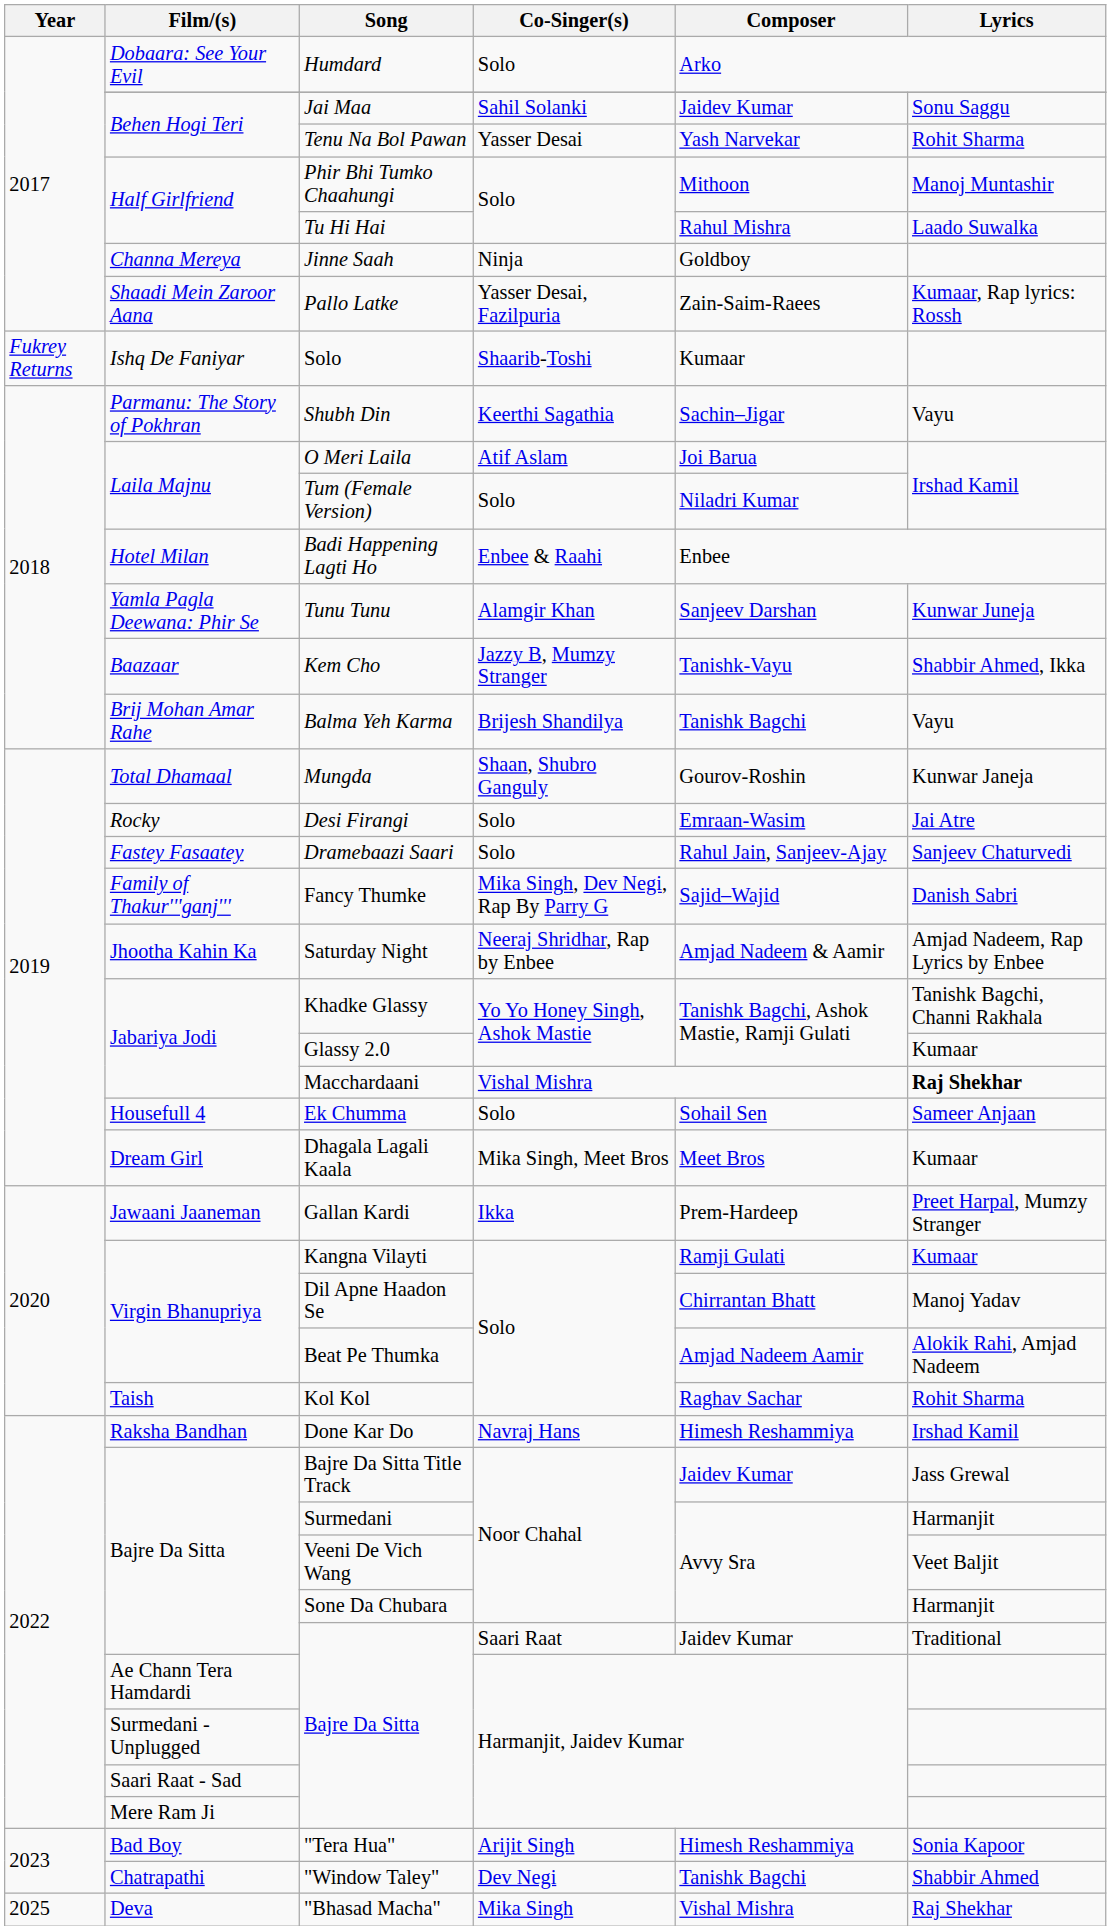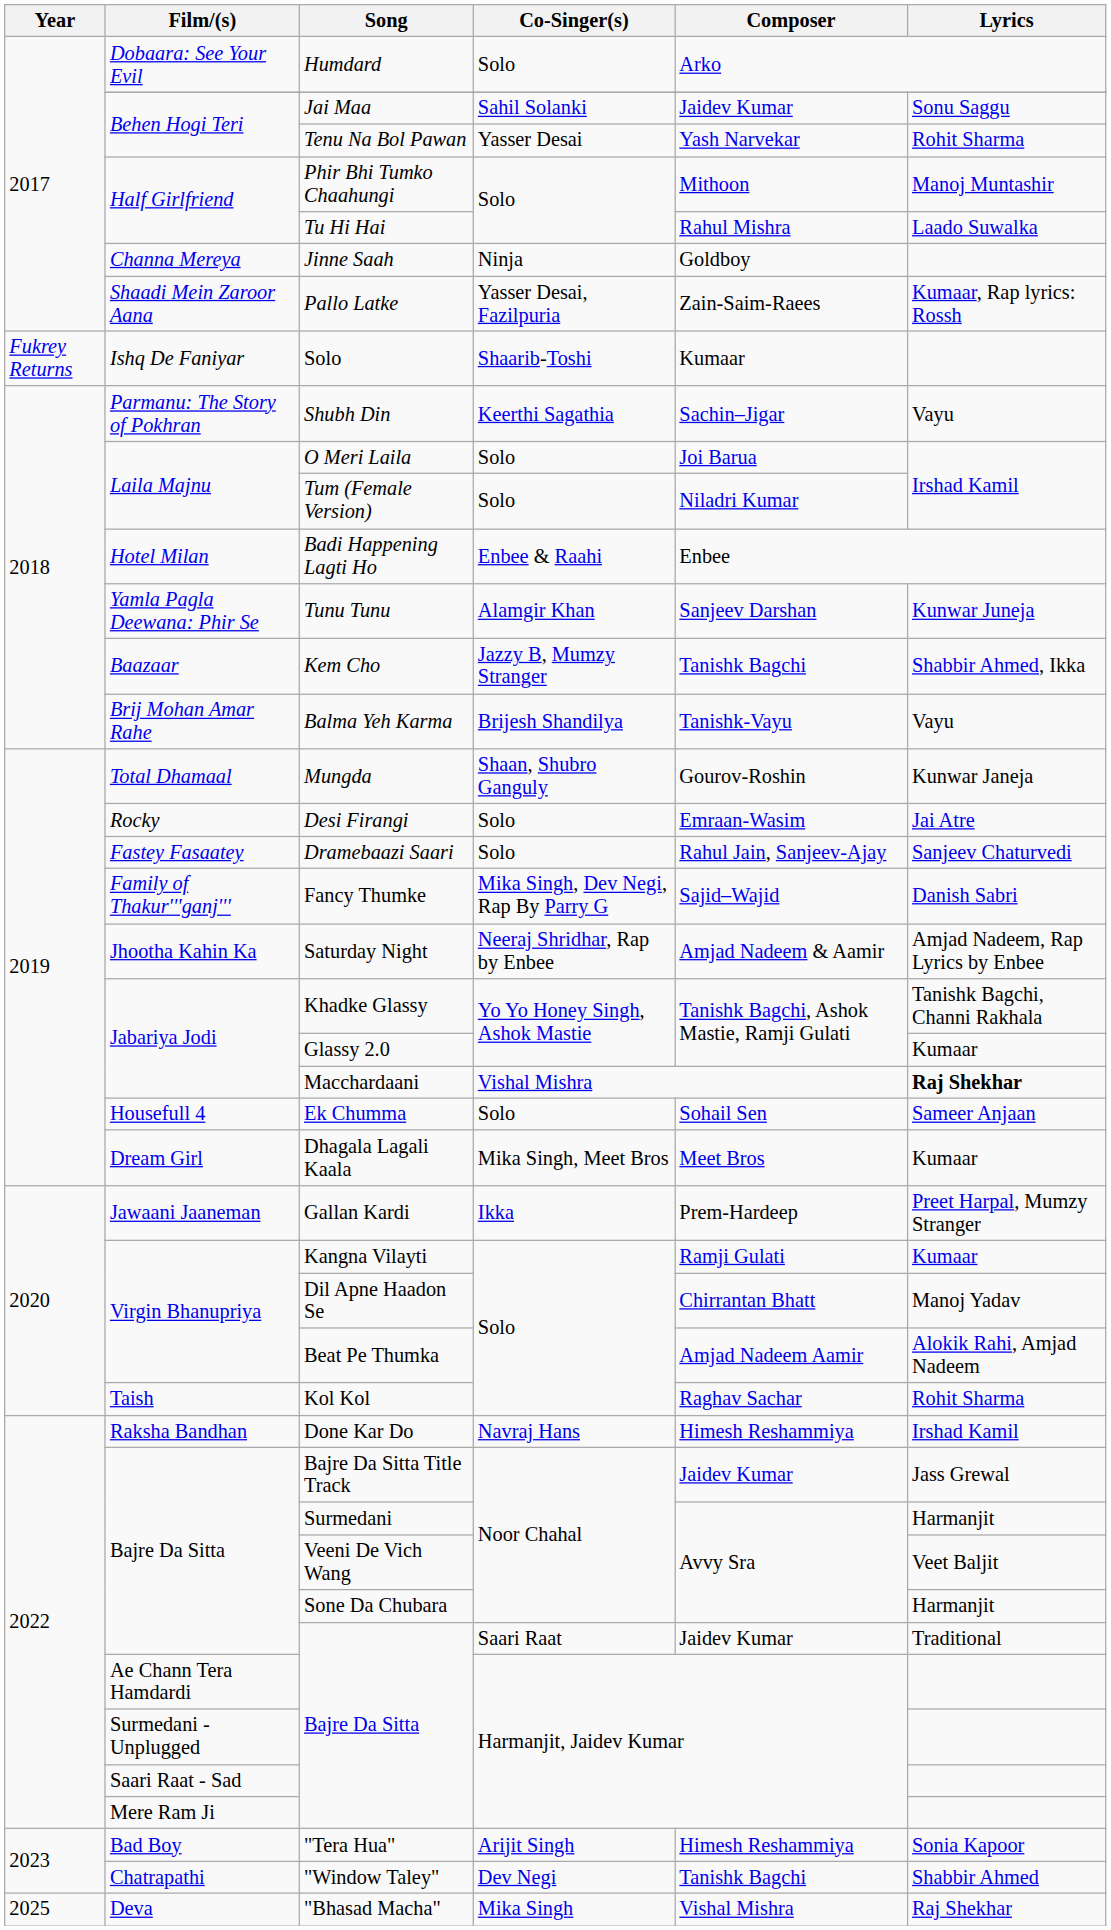(523, 457) Atif Aslam -> (497, 457) Solo
(736, 666) Tanishk-Vayu -> (743, 666) Tanishk Bagchi
(743, 721) Tanishk Bagchi -> (736, 721) Tanishk-Vayu
